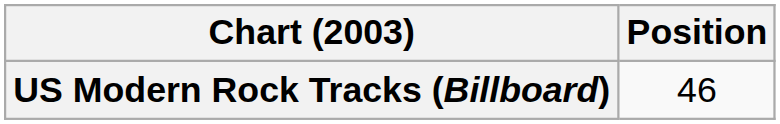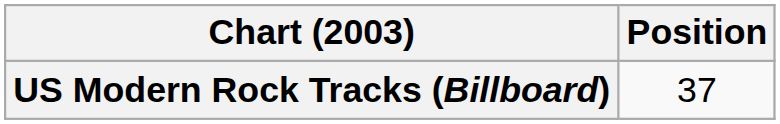(697, 89) 46 -> (697, 89) 37
